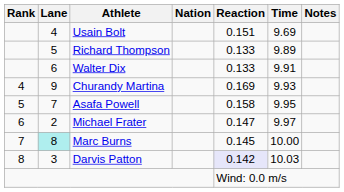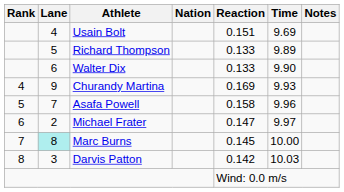(285, 68) 9.91 -> (285, 68) 9.90
(285, 104) 9.95 -> (285, 104) 9.96
(241, 159) lavender background -> (241, 159) no background
